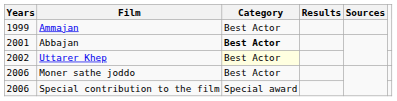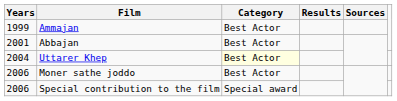(252, 42) bold -> (252, 42) normal
(18, 58) 2002 -> (18, 58) 2004
